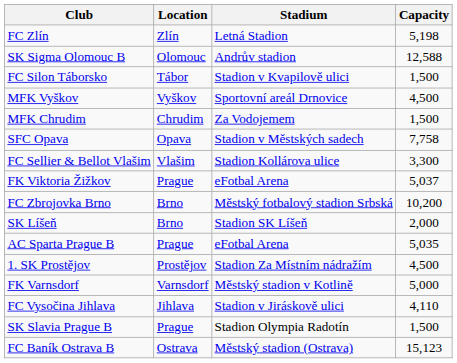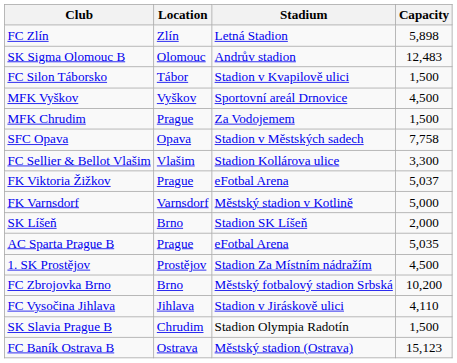(424, 35) 5,198 -> (424, 35) 5,898
(424, 56) 12,588 -> (424, 56) 12,483
(180, 118) Chrudim -> (175, 118) Prague
rows swapped: (59, 202) <-> (43, 285)
(175, 327) Prague -> (180, 327) Chrudim
